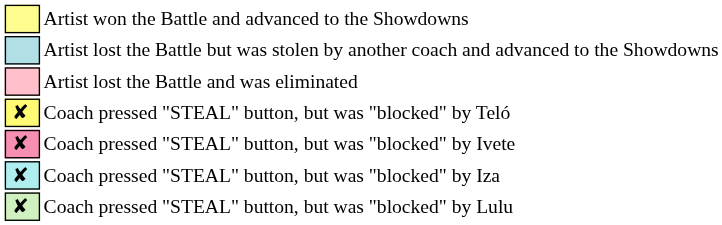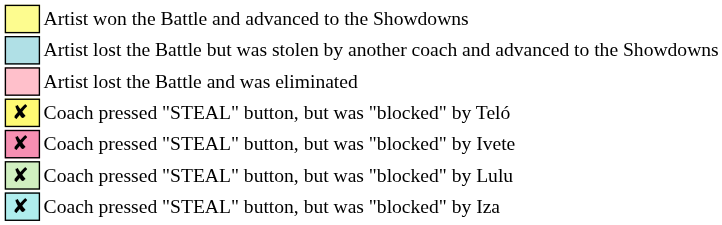rows swapped: (272, 175) <-> (278, 206)
